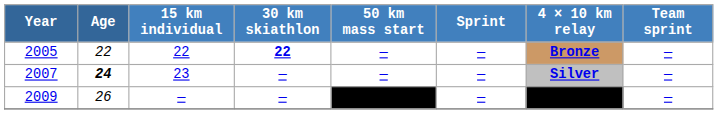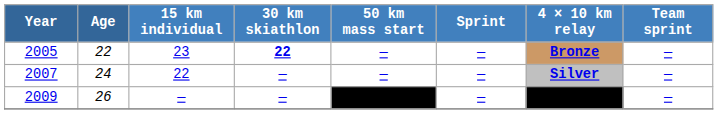(181, 54) 22 -> (181, 54) 23
(103, 76) bold -> (103, 76) normal
(181, 76) 23 -> (181, 76) 22
